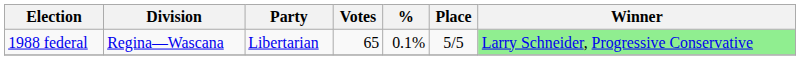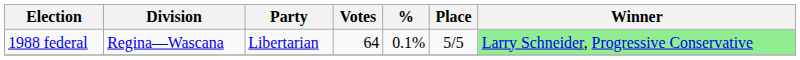(371, 42) 65 -> (371, 42) 64
